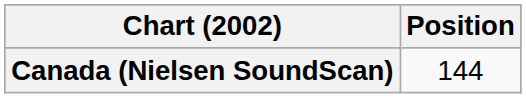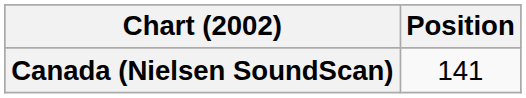(460, 69) 144 -> (460, 69) 141
